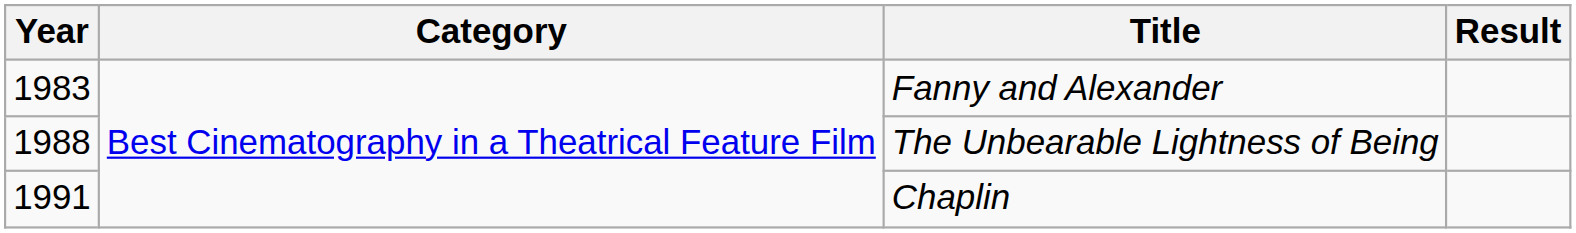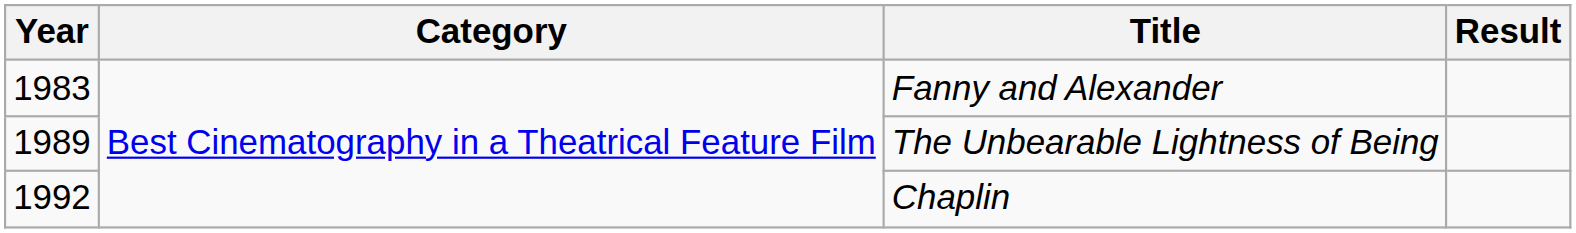(52, 142) 1988 -> (52, 142) 1989
(52, 198) 1991 -> (52, 198) 1992
